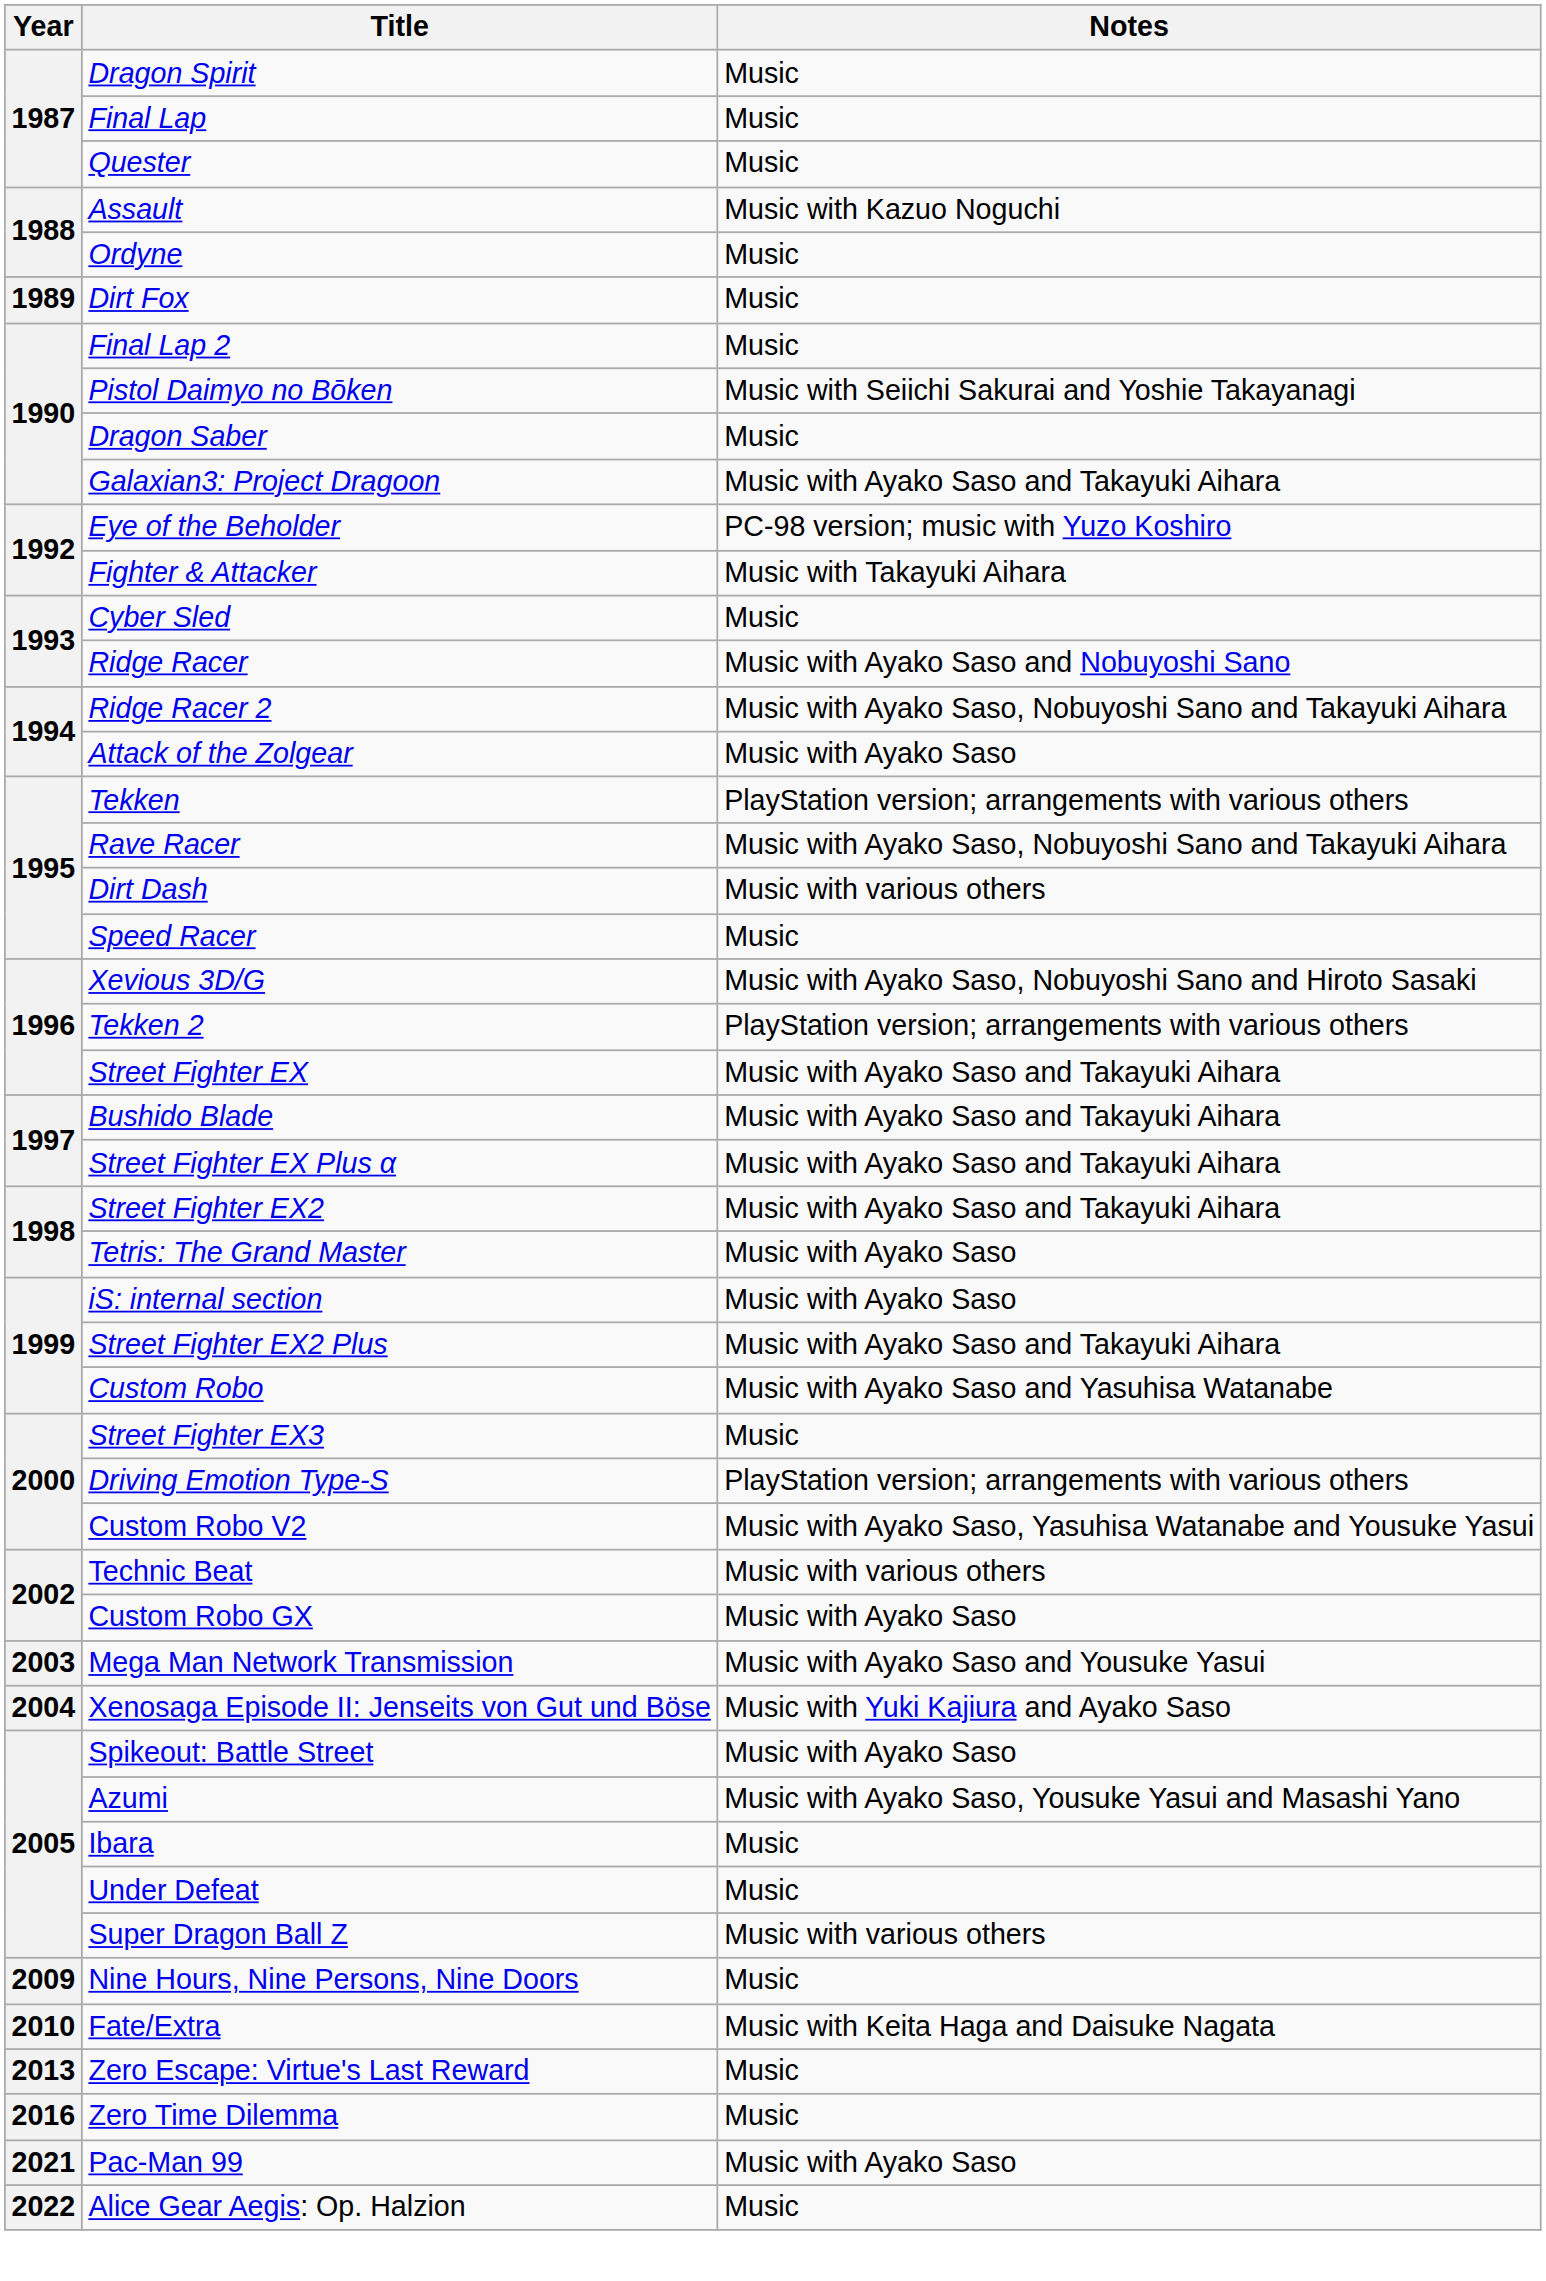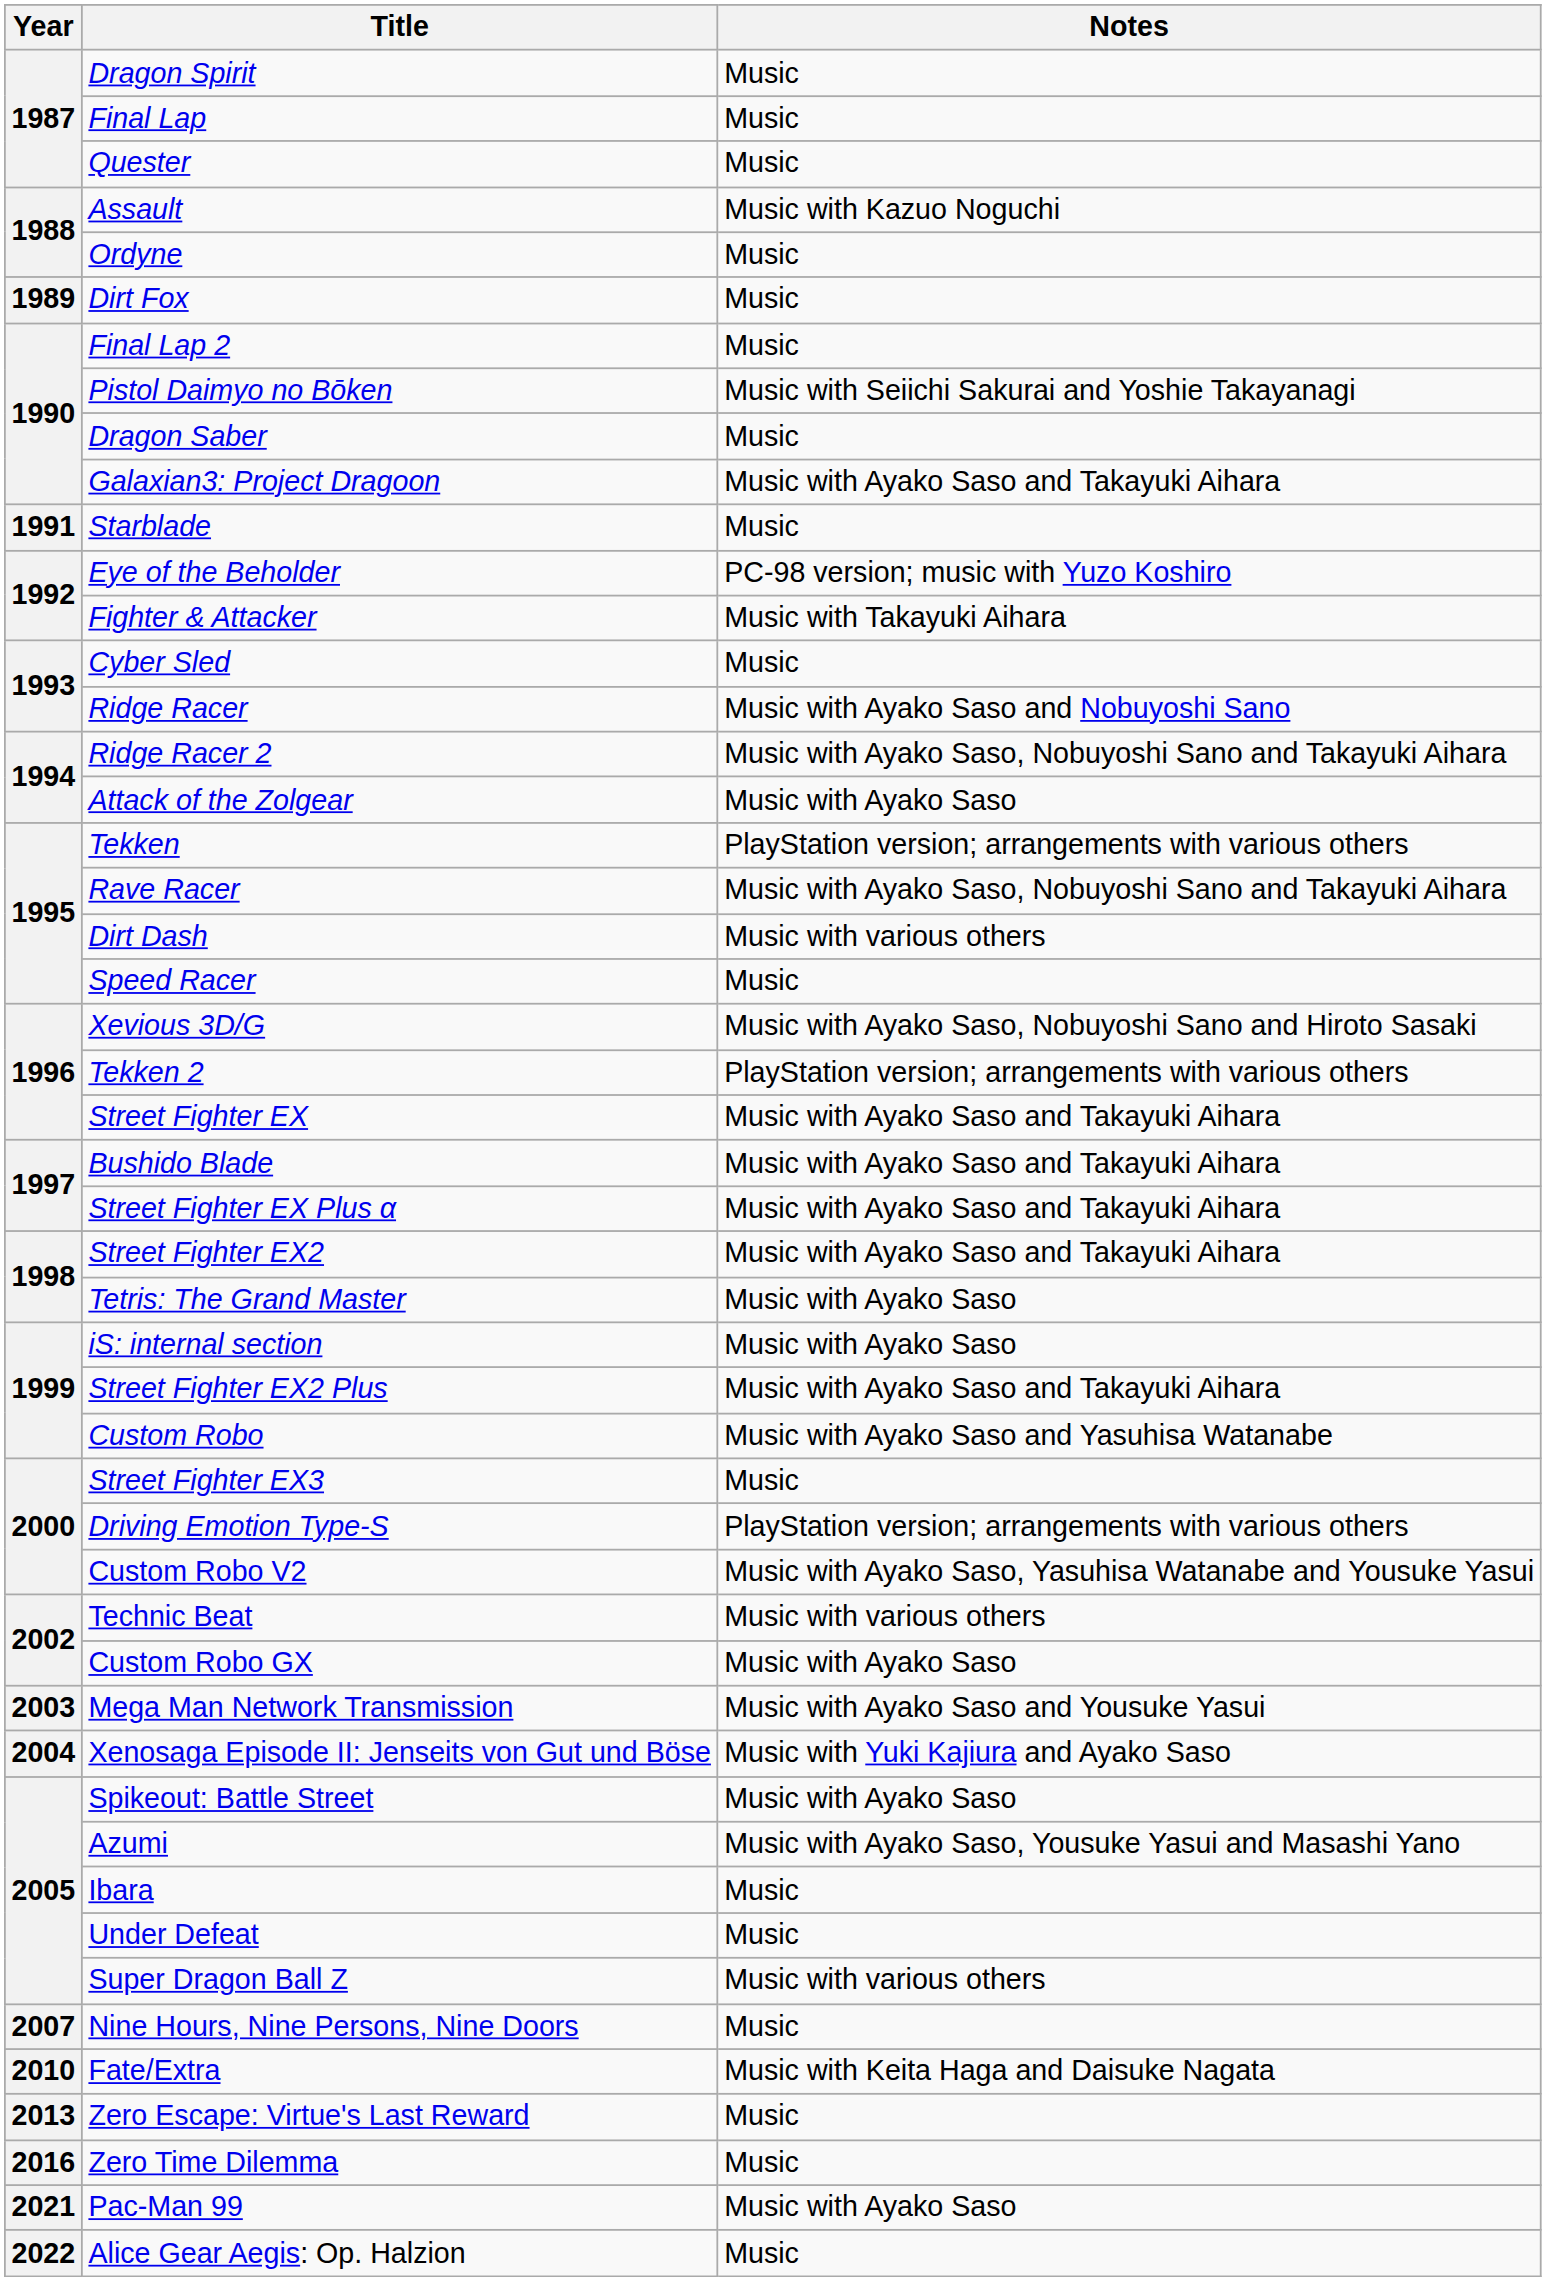+ row: (150, 526)
(43, 1980) 2009 -> (43, 2025) 2007
